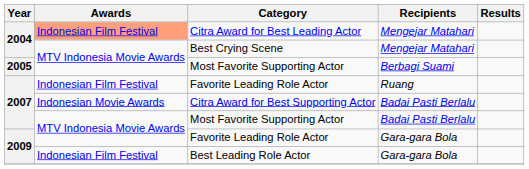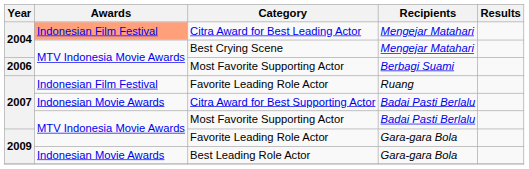(19, 66) 2005 -> (19, 66) 2006
(97, 155) Indonesian Film Festival -> (101, 155) Indonesian Movie Awards
